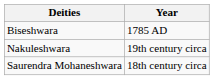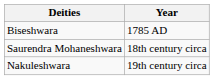rows swapped: (38, 48) <-> (64, 65)
